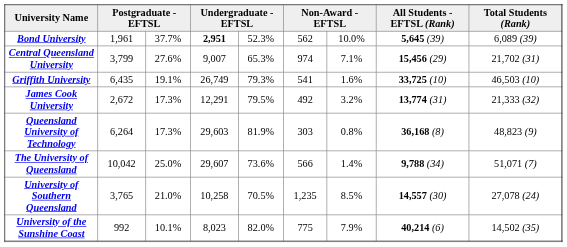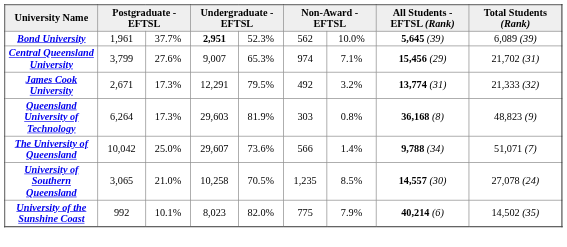- row: (51, 79)
(122, 100) 2,672 -> (122, 85) 2,671
(122, 196) 3,765 -> (122, 181) 3,065
